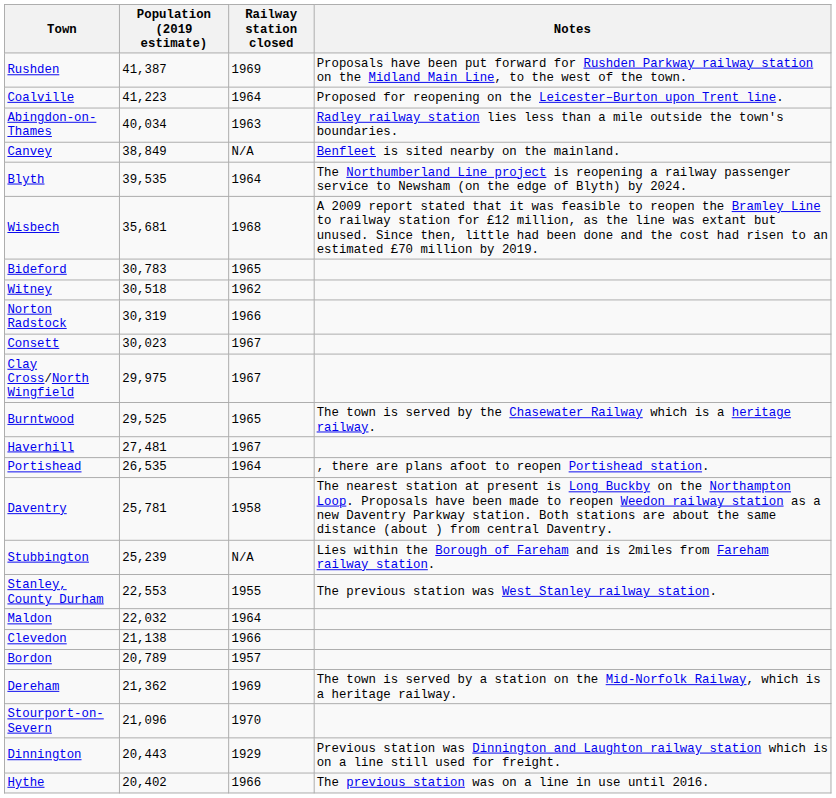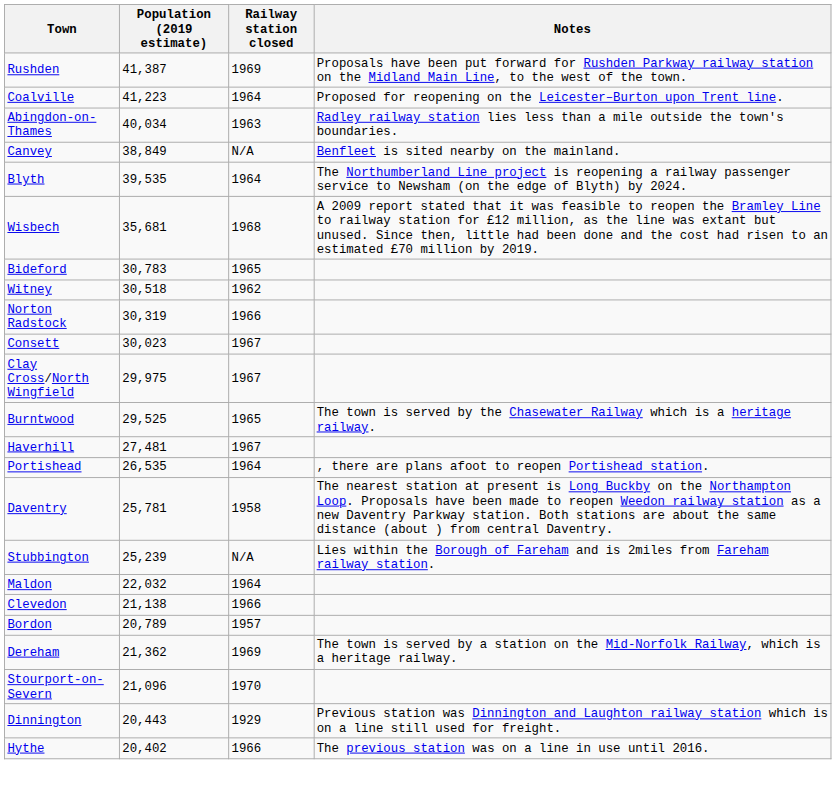- row: (56, 592)
